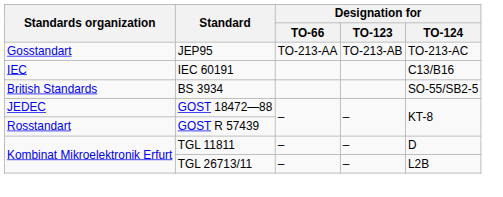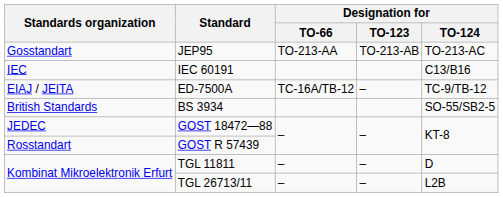+ row: (205, 88)
